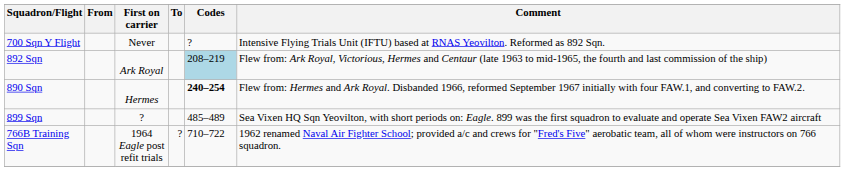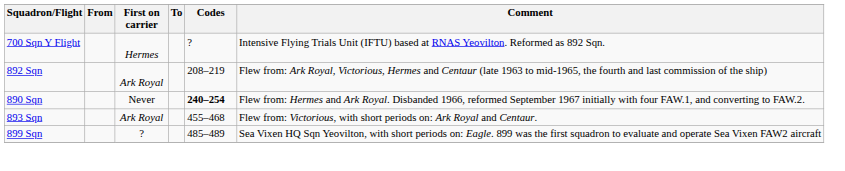(142, 42) Never -> (142, 54) Hermes
(206, 59) lightblue background -> (206, 71) no background
(142, 100) Hermes -> (142, 100) Never
+ row: (25, 117)
- row: (38, 140)
